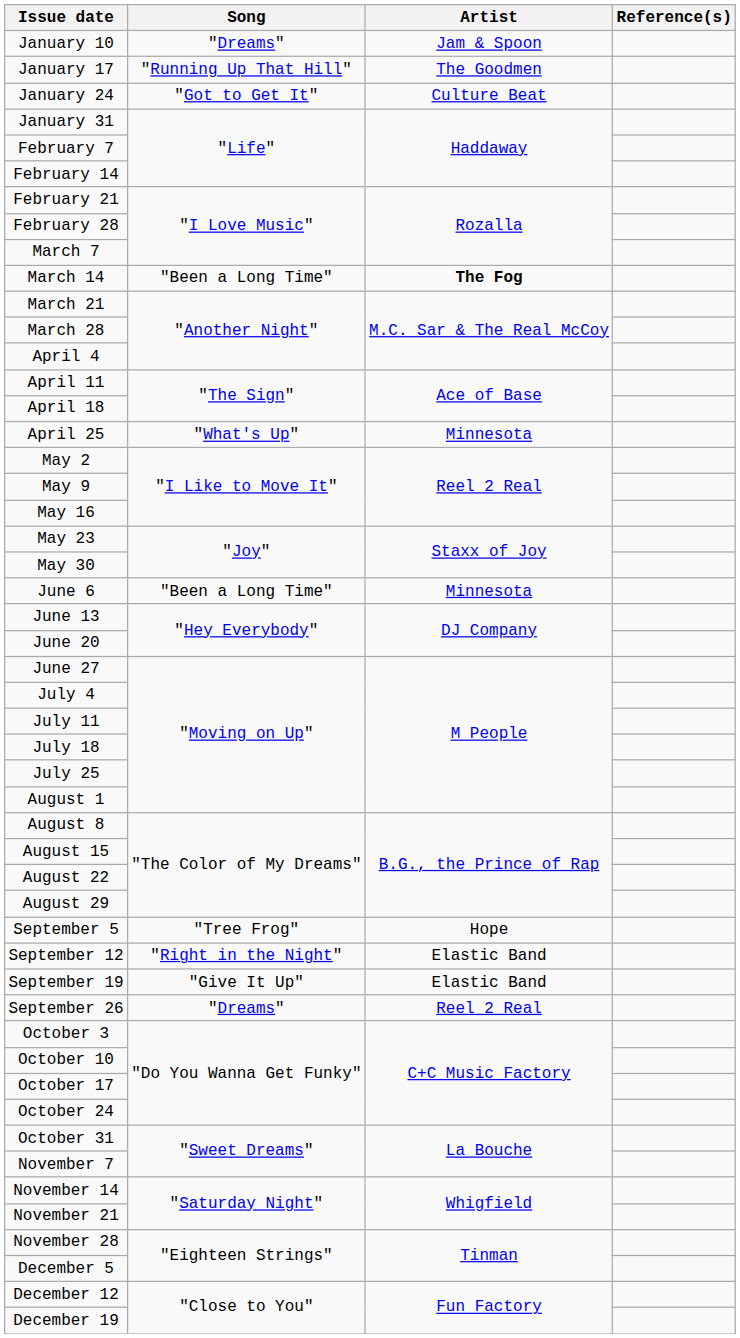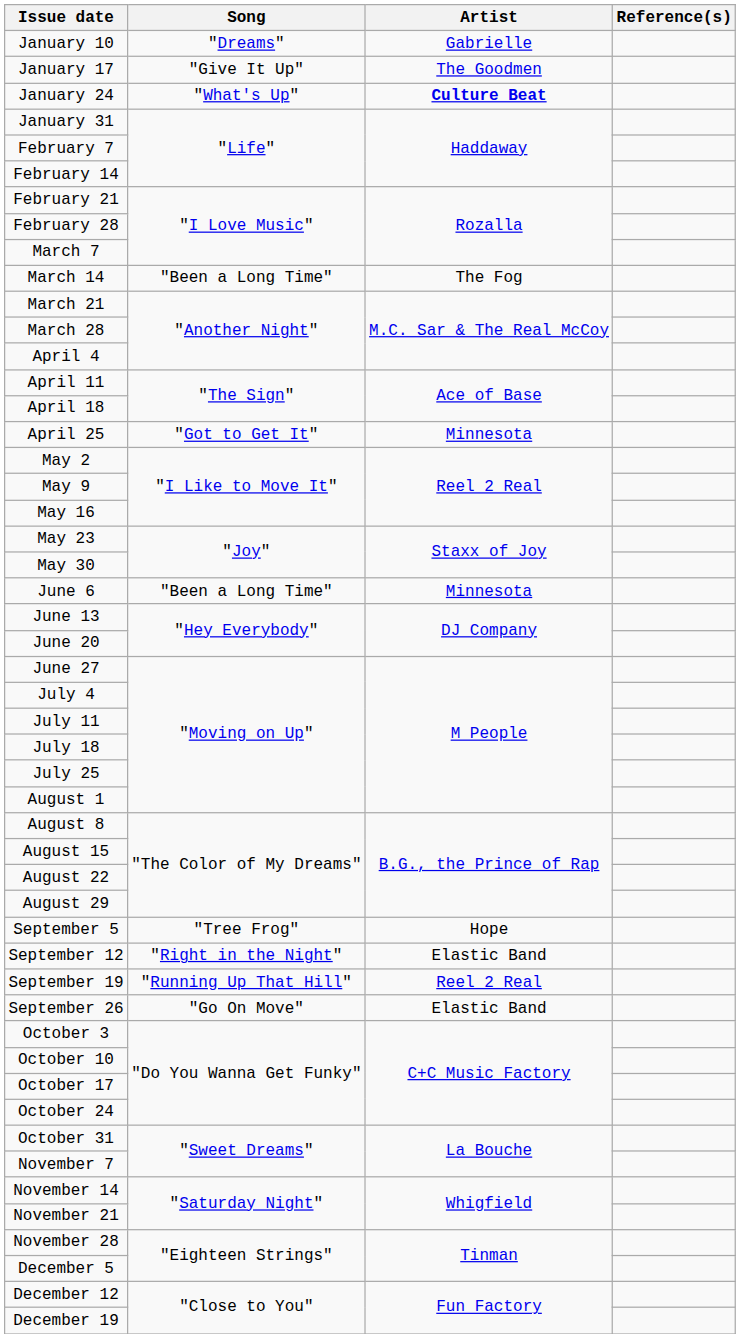(489, 44) Jam & Spoon -> (489, 44) Gabrielle
(246, 70) "Running Up That Hill" -> (246, 70) "Give It Up"
(246, 96) "Got to Get It" -> (246, 96) "What's Up"
(489, 96) normal -> (489, 96) bold
(489, 278) bold -> (489, 278) normal
(246, 435) "What's Up" -> (246, 435) "Got to Get It"
(246, 982) "Give It Up" -> (246, 982) "Running Up That Hill"
(489, 982) Elastic Band -> (489, 982) Reel 2 Real
(246, 1008) "Dreams" -> (246, 1008) "Go On Move"
(489, 1008) Reel 2 Real -> (489, 1008) Elastic Band
